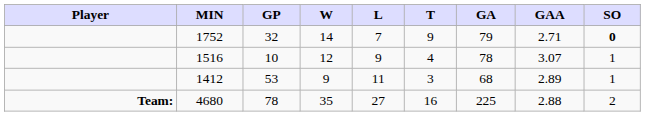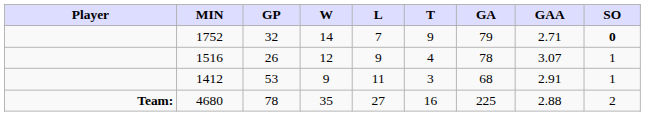(271, 57) 10 -> (271, 57) 26
(550, 79) 2.89 -> (550, 79) 2.91
